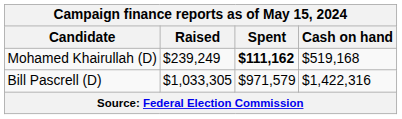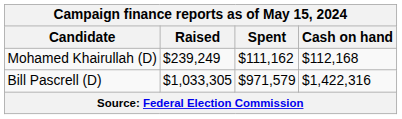(266, 59) bold -> (266, 59) normal
(331, 59) $519,168 -> (330, 59) $112,168
